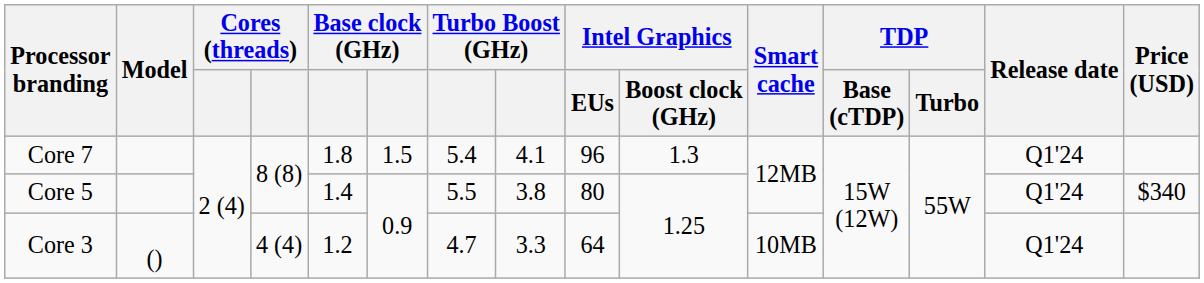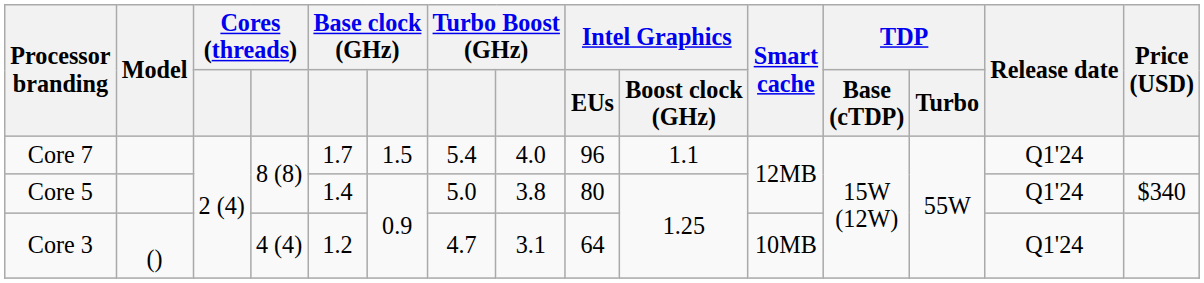(338, 154) 1.8 -> (338, 154) 1.7
(531, 154) 4.1 -> (531, 154) 4.0
(684, 154) 1.3 -> (684, 154) 1.1
(462, 192) 5.5 -> (462, 192) 5.0
(531, 244) 3.3 -> (531, 244) 3.1
